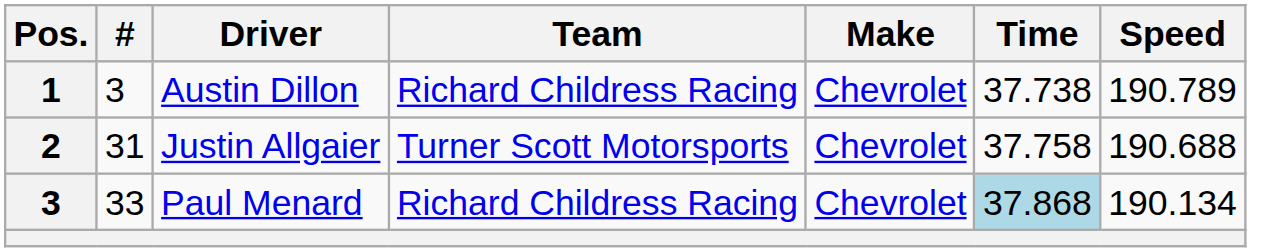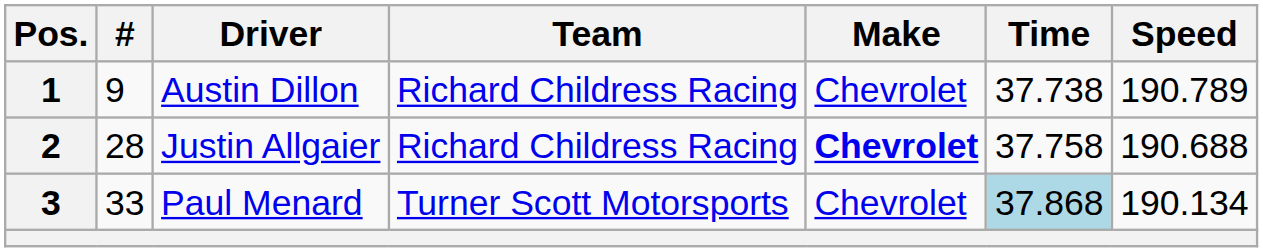(115, 90) 3 -> (115, 90) 9
(125, 146) 31 -> (125, 146) 28
(593, 146) Turner Scott Motorsports -> (597, 146) Richard Childress Racing
(890, 146) normal -> (896, 146) bold
(597, 202) Richard Childress Racing -> (593, 202) Turner Scott Motorsports
